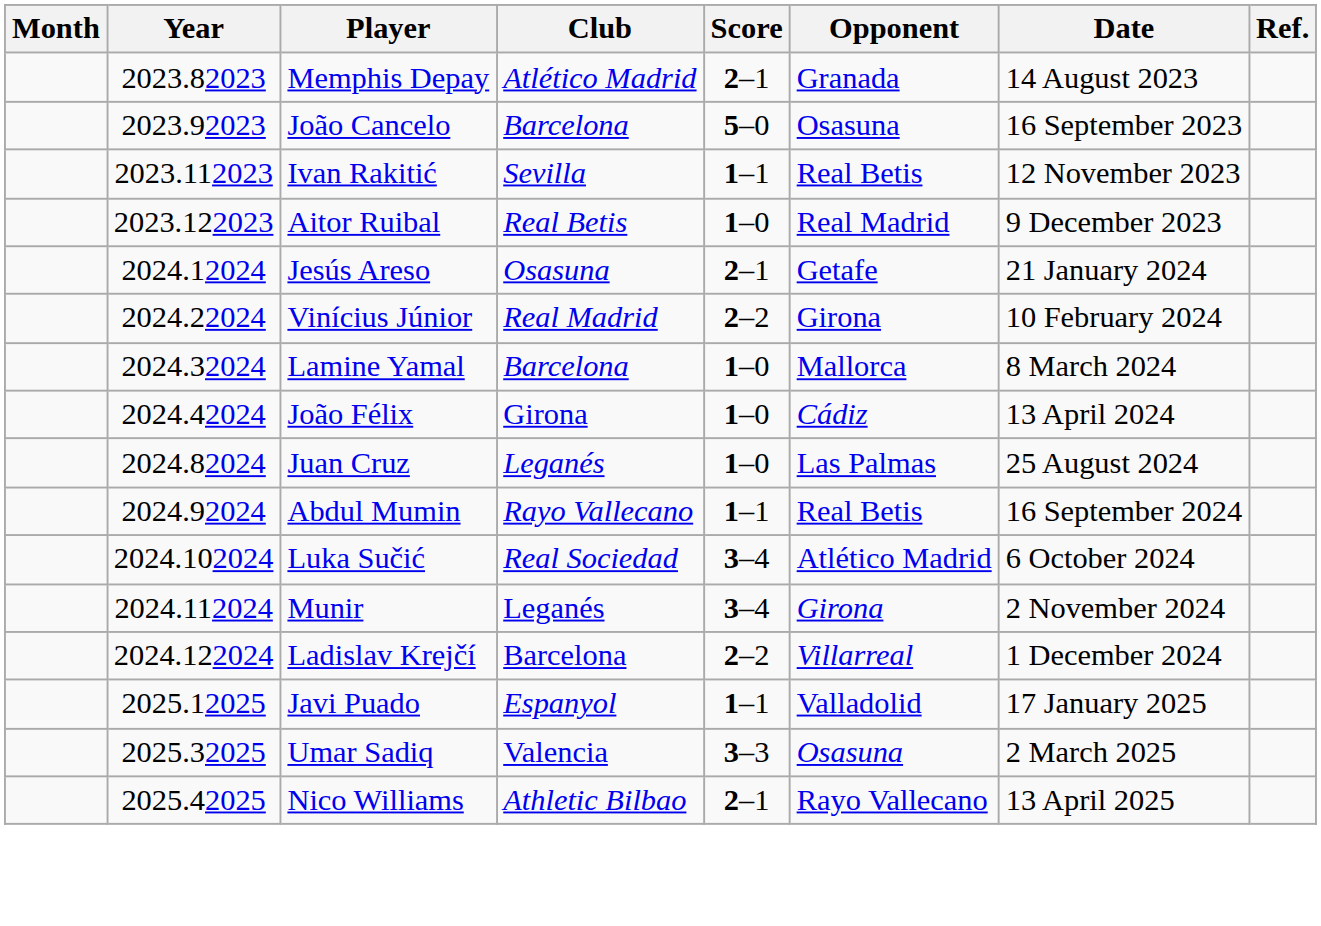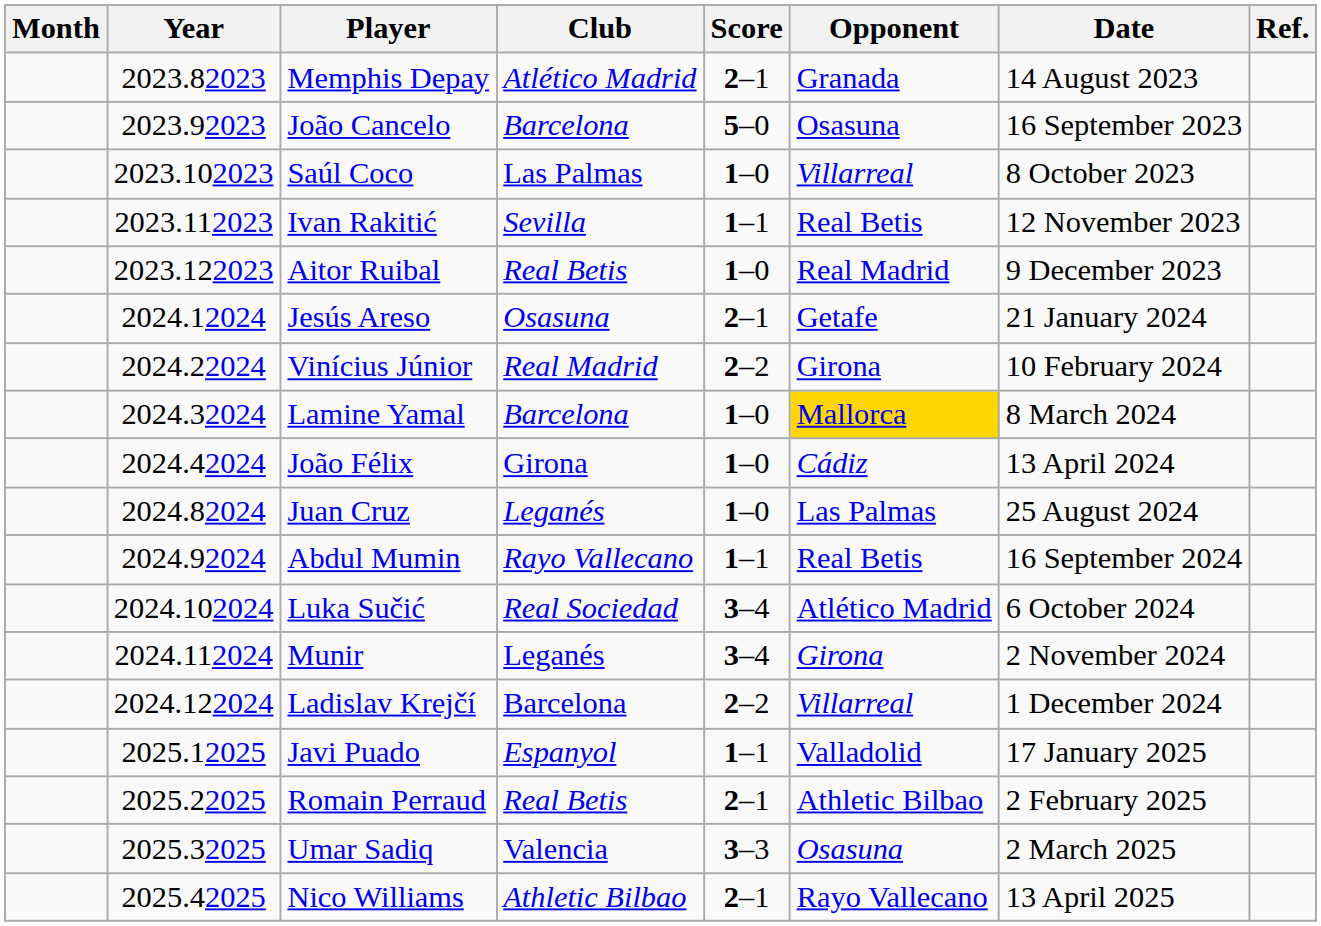+ row: (350, 173)
(852, 366) no background -> (852, 414) gold background
+ row: (387, 800)
